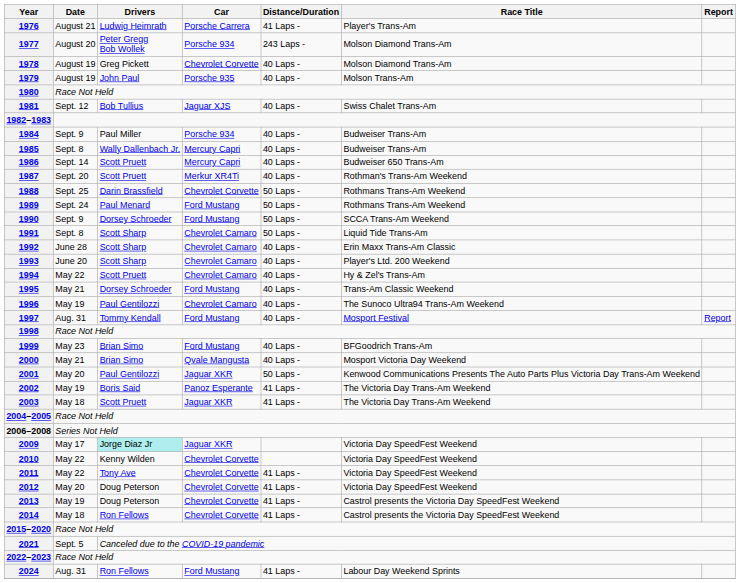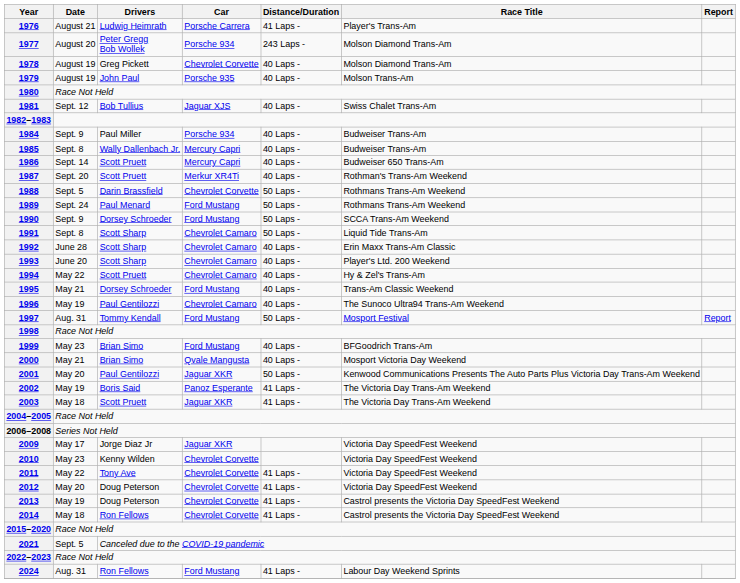(72, 191) Sept. 25 -> (69, 191) Sept. 5
(281, 318) 40 Laps - -> (281, 318) 50 Laps -
(126, 445) paleturquoise background -> (126, 445) no background
(70, 459) May 22 -> (70, 459) May 23
